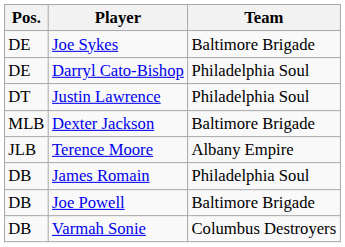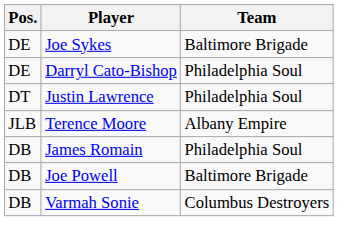- row: (103, 123)
